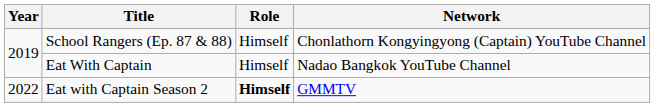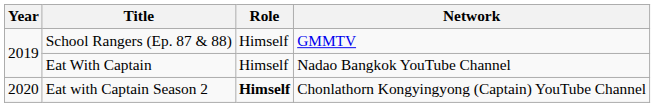(472, 41) Chonlathorn Kongyingyong (Captain) YouTube Channel -> (327, 41) GMMTV
(23, 89) 2022 -> (23, 89) 2020
(327, 89) GMMTV -> (472, 89) Chonlathorn Kongyingyong (Captain) YouTube Channel
